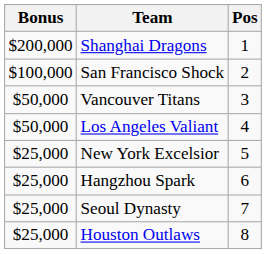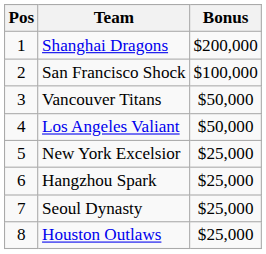columns swapped: (245, 18) <-> (41, 18)
